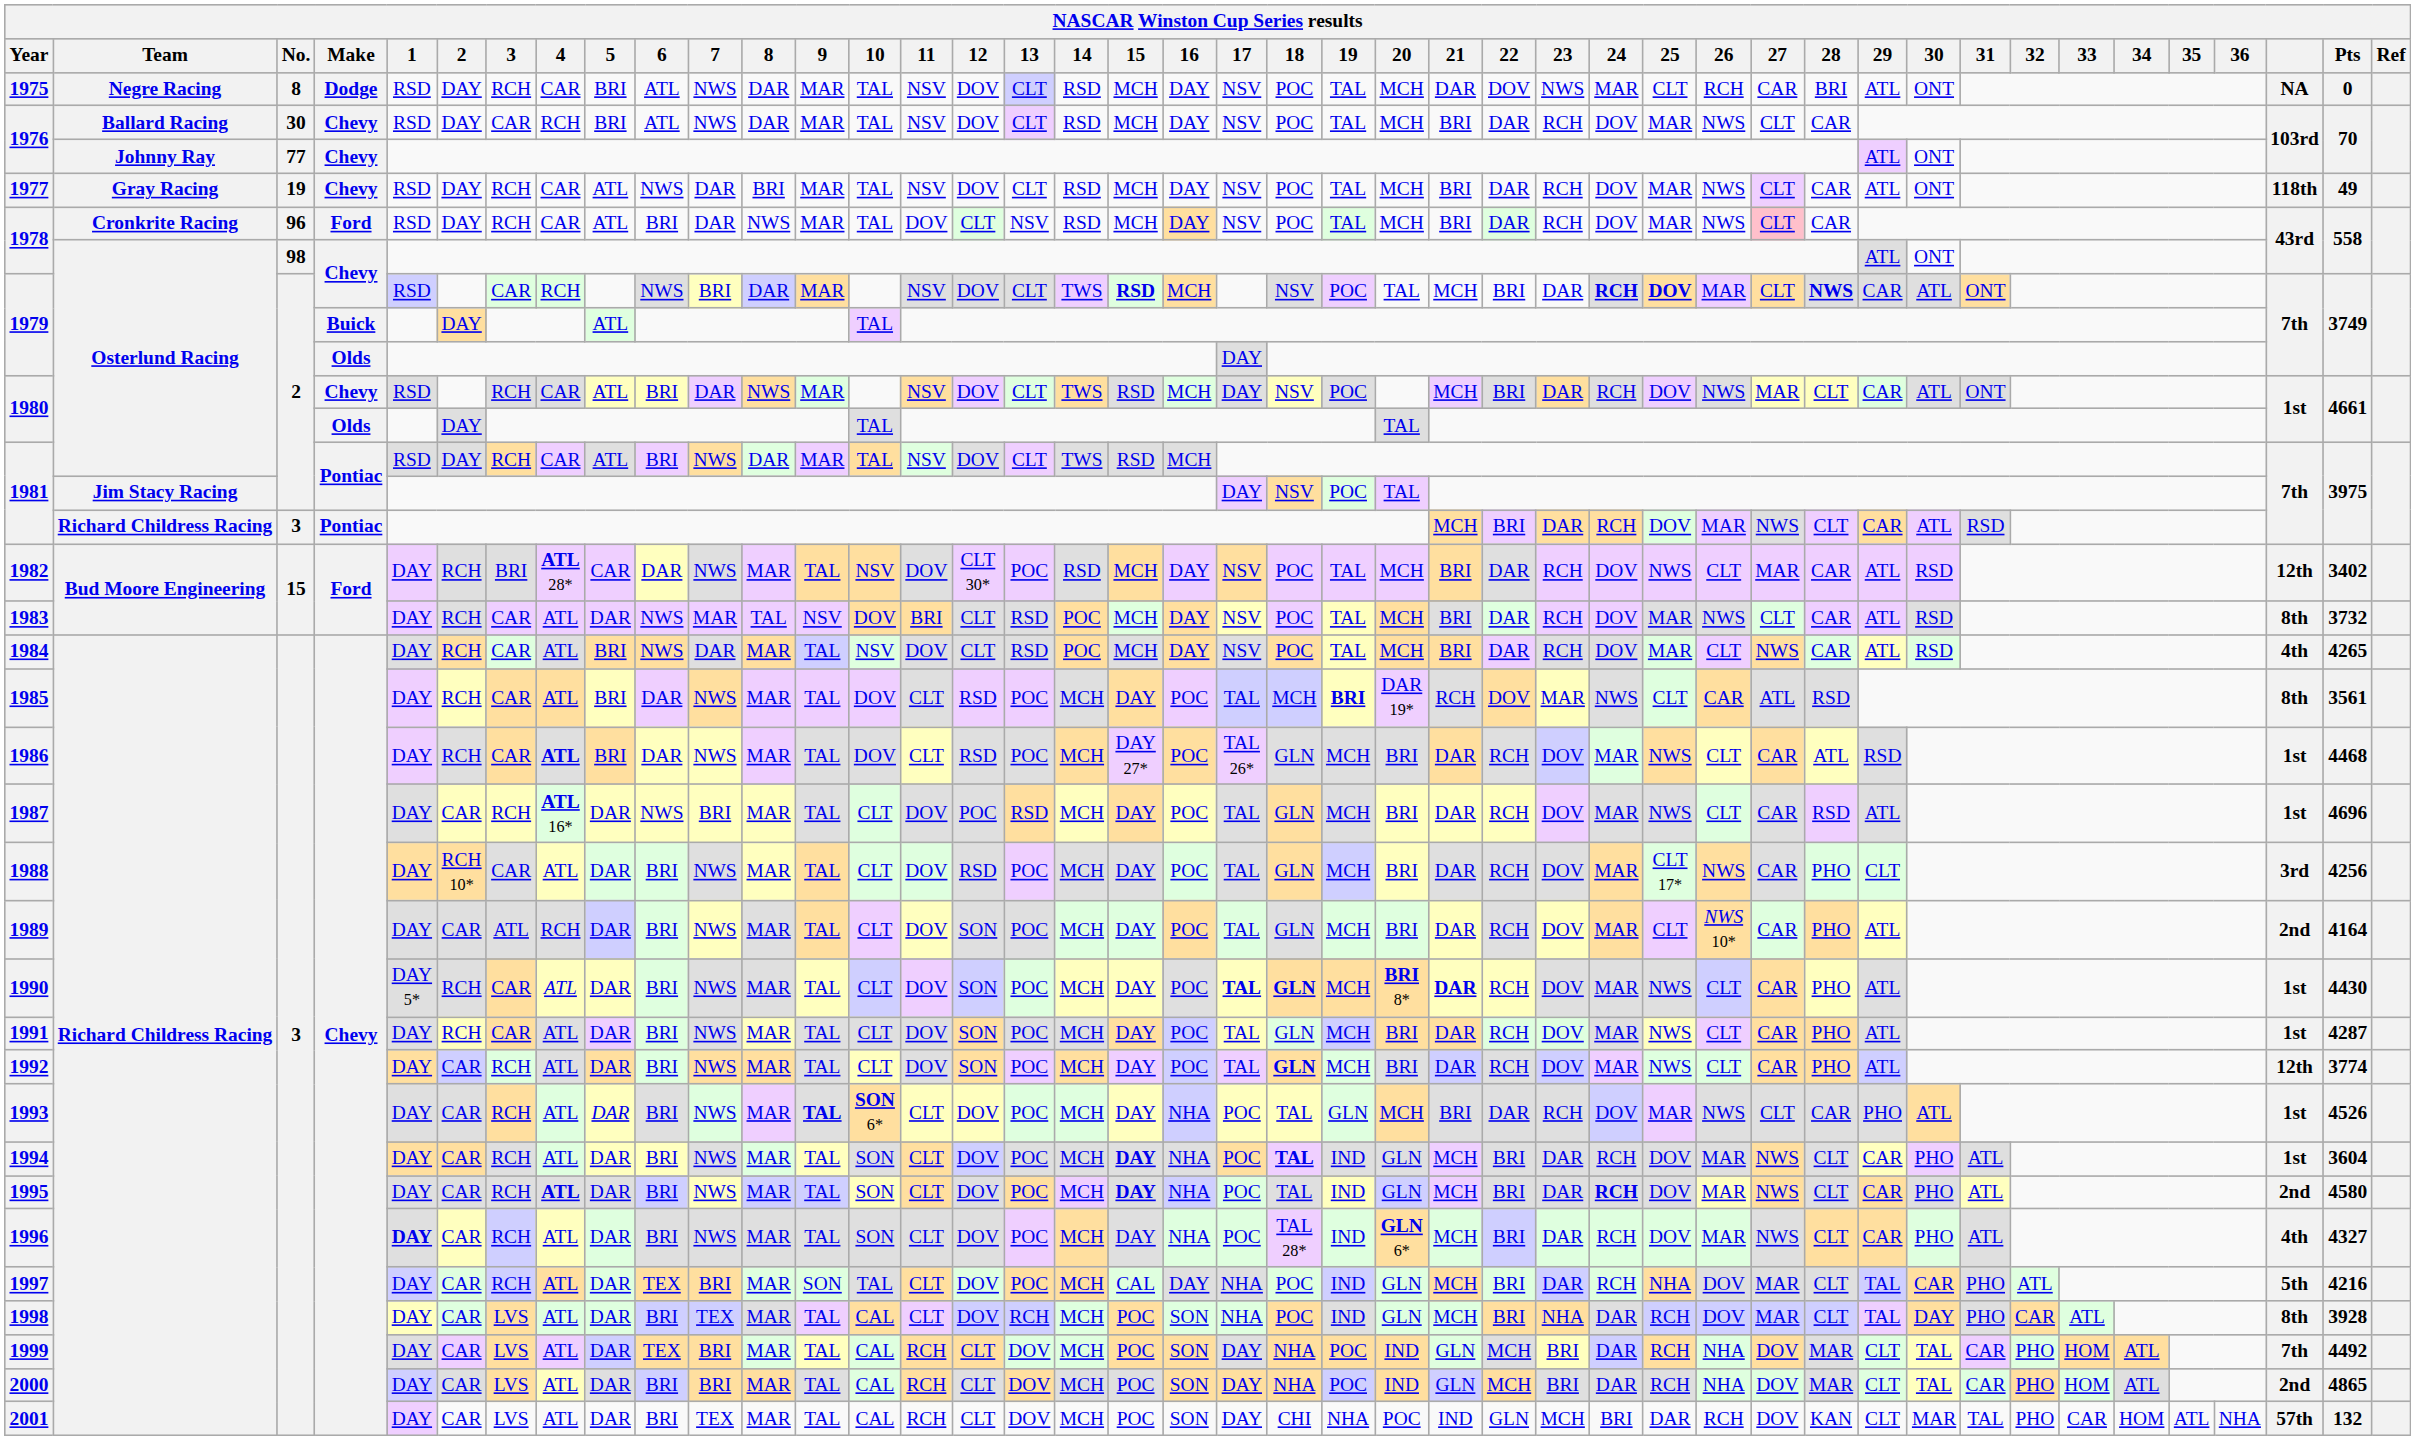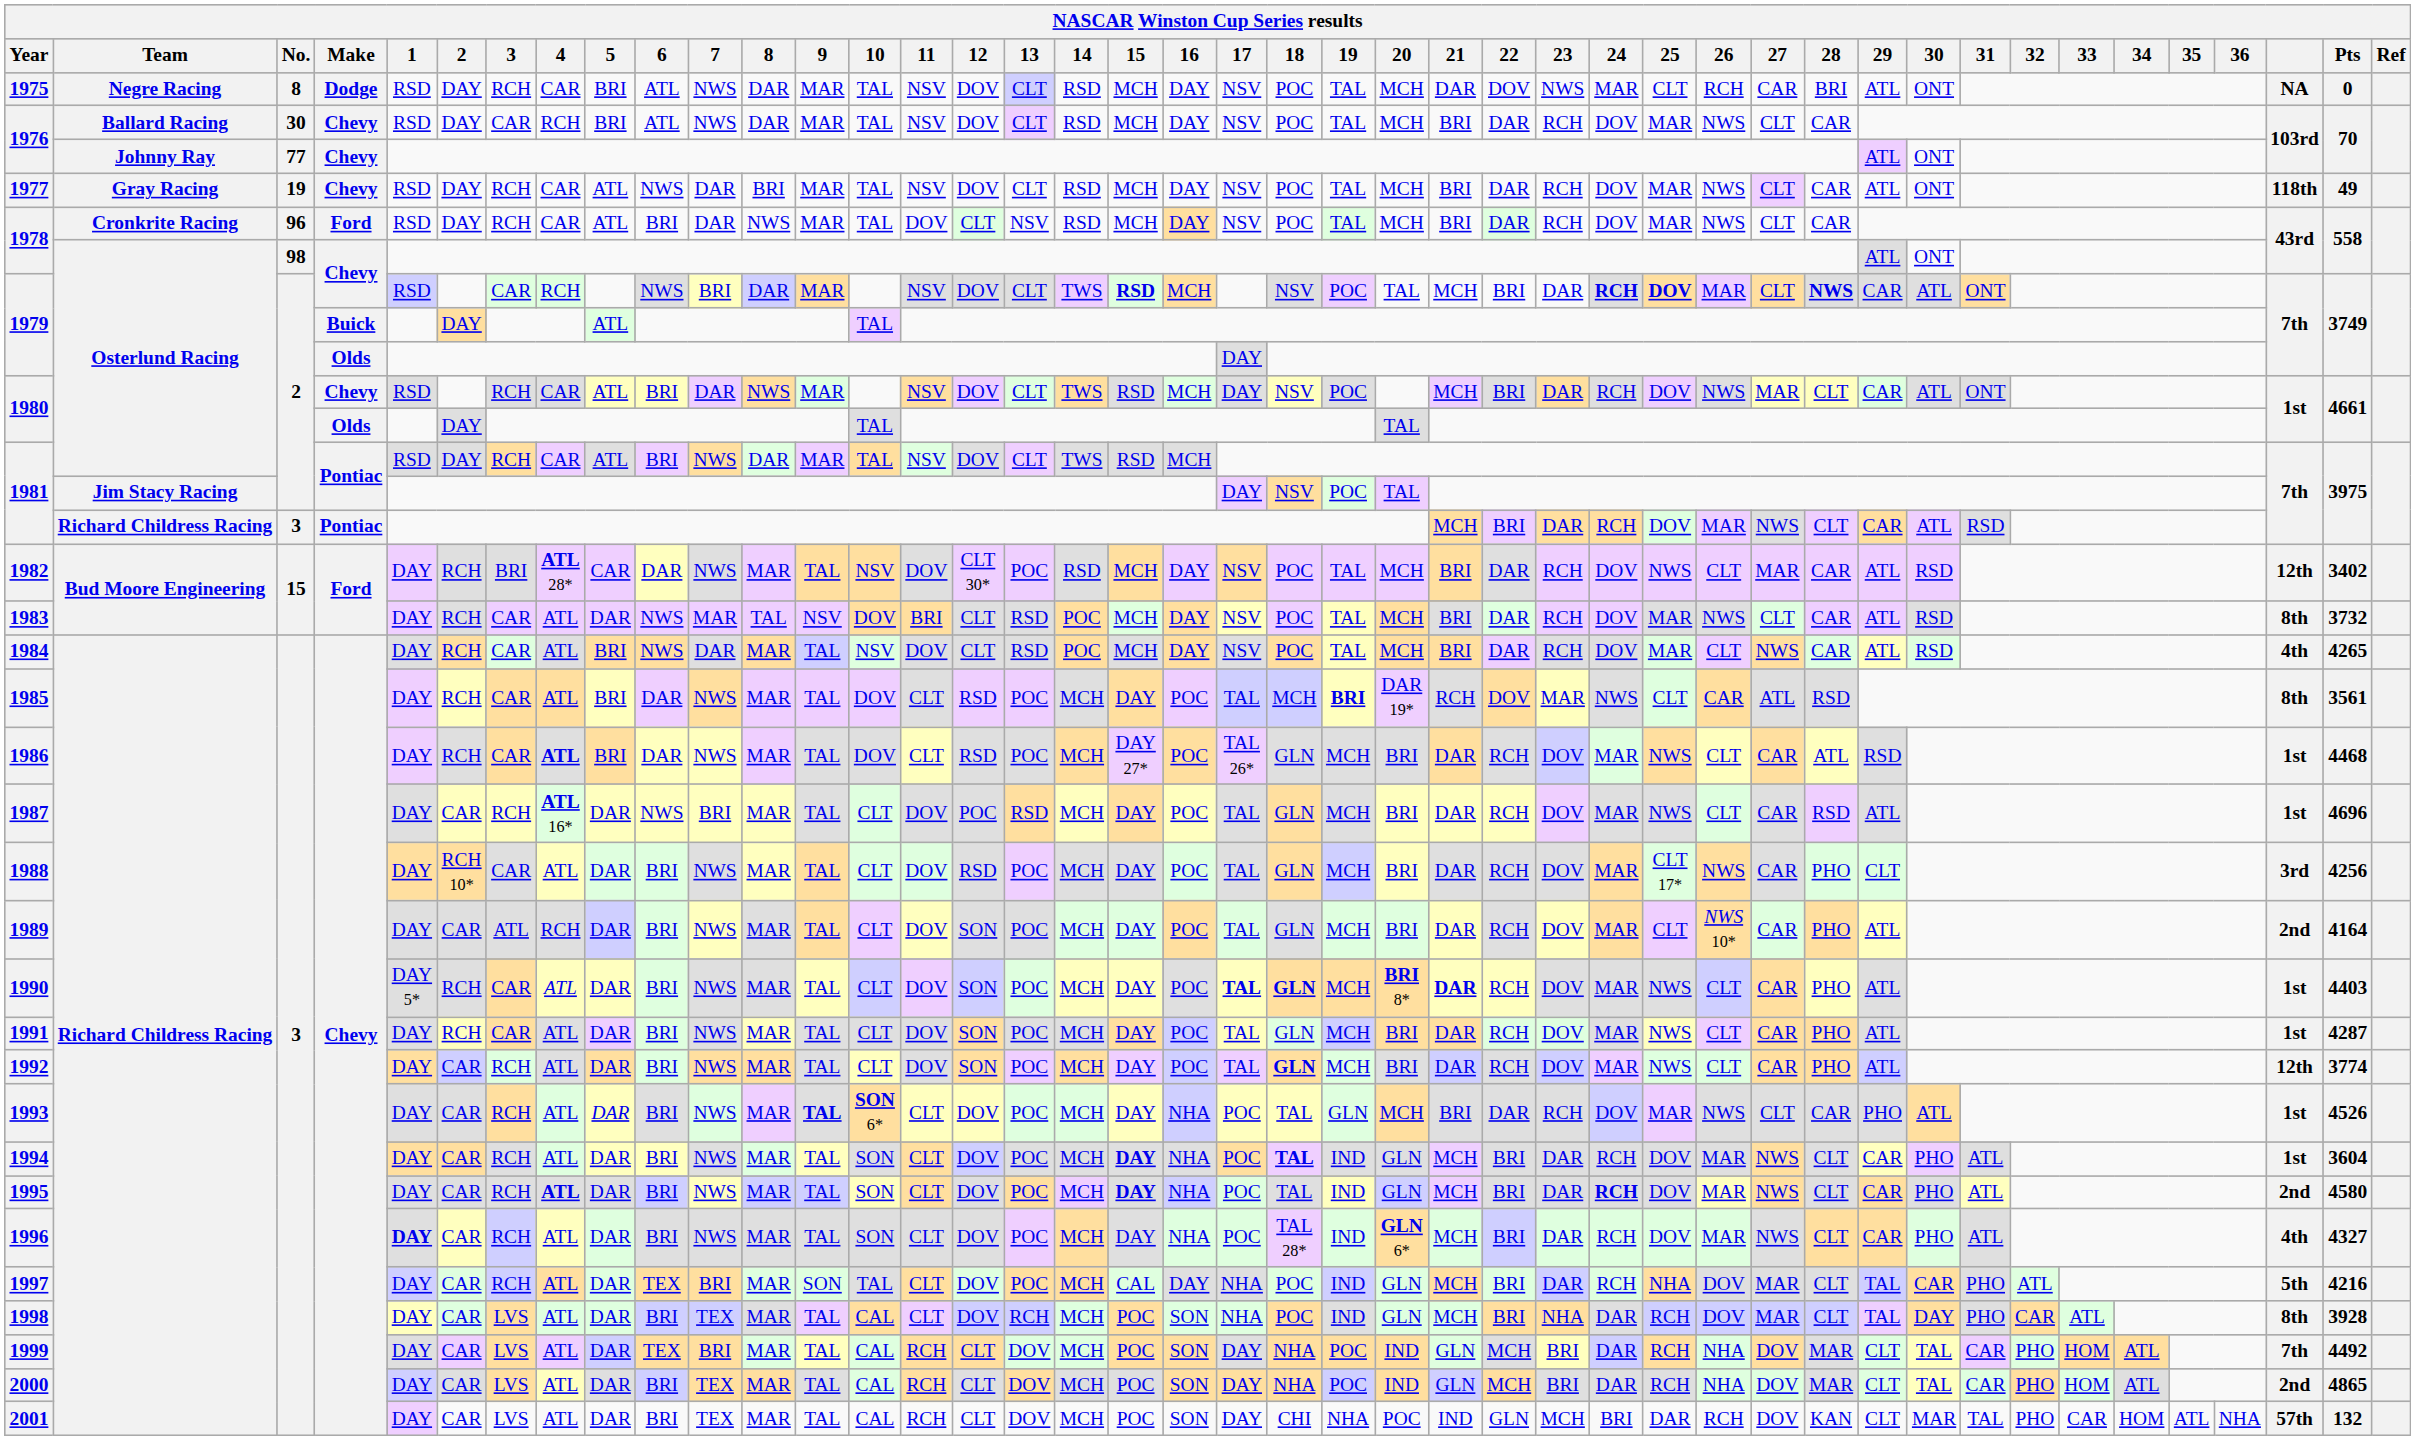(1777, 223) pink background -> (1777, 223) no background
(2348, 987) 4430 -> (2348, 987) 4403
(715, 1384) BRI -> (715, 1384) TEX
